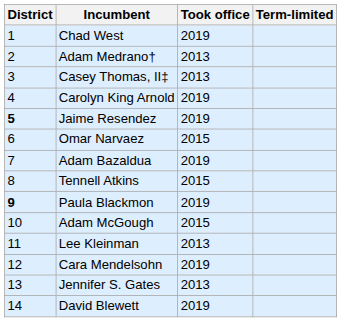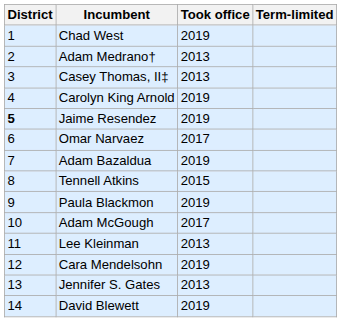(195, 139) 2015 -> (195, 139) 2017
(11, 202) bold -> (11, 202) normal
(195, 222) 2015 -> (195, 222) 2017
